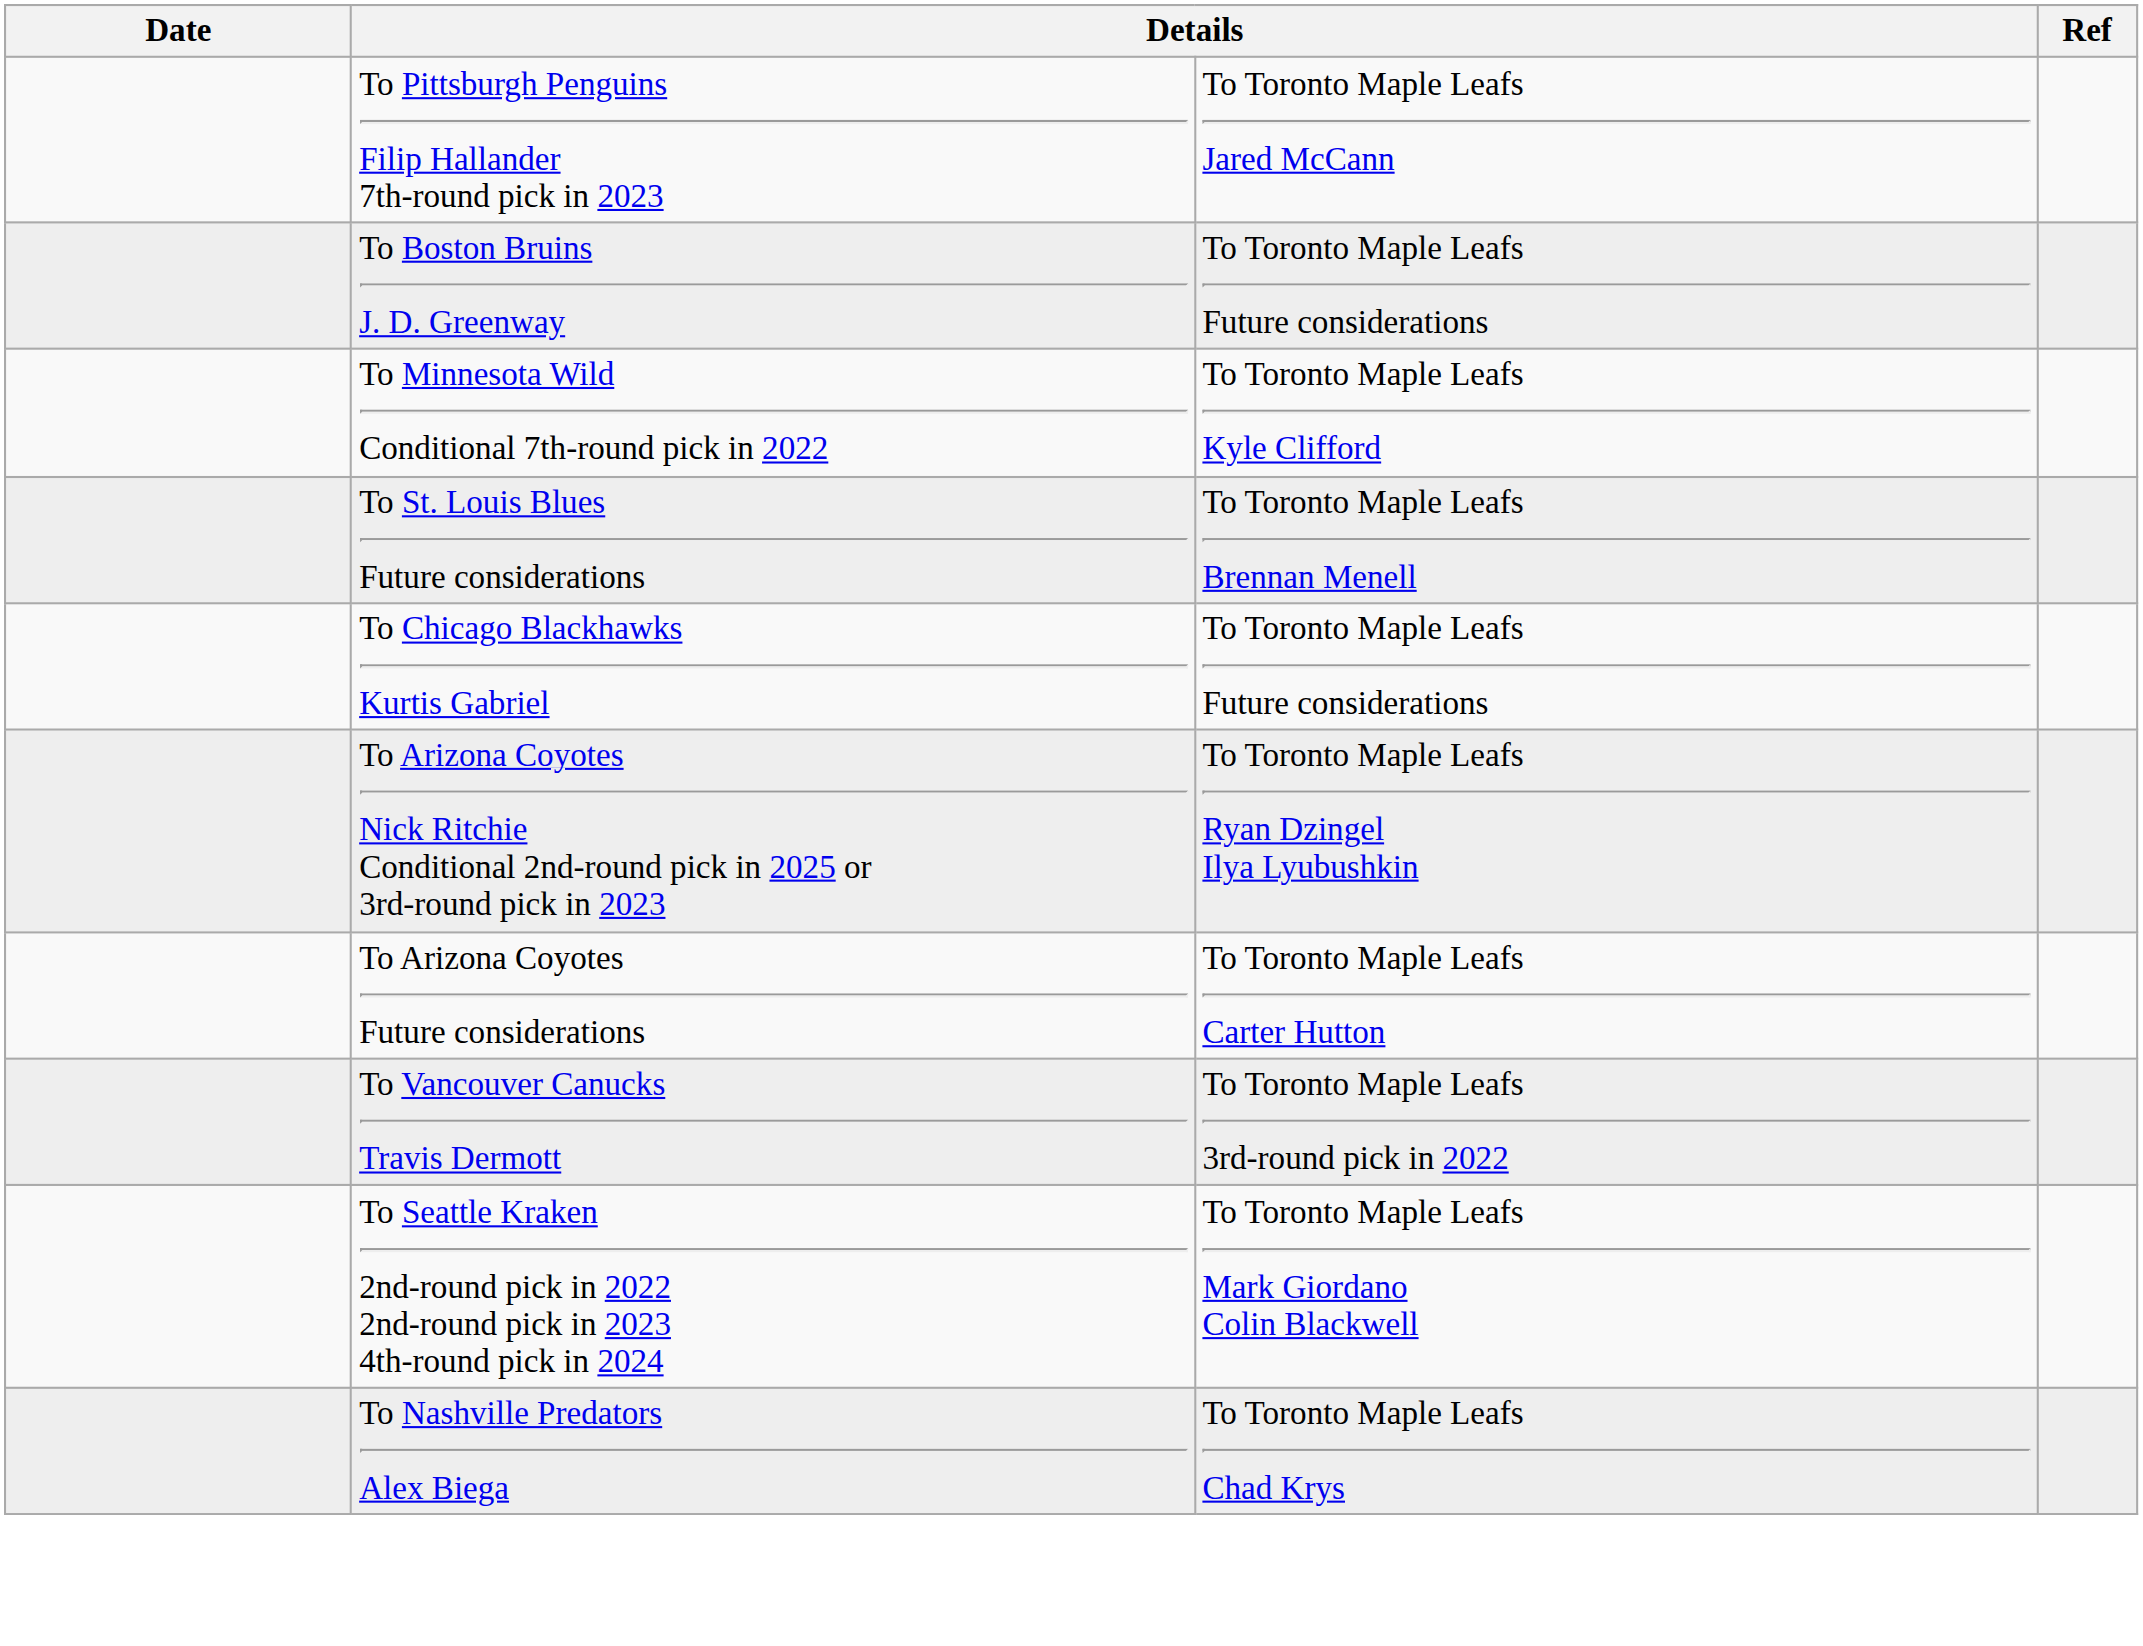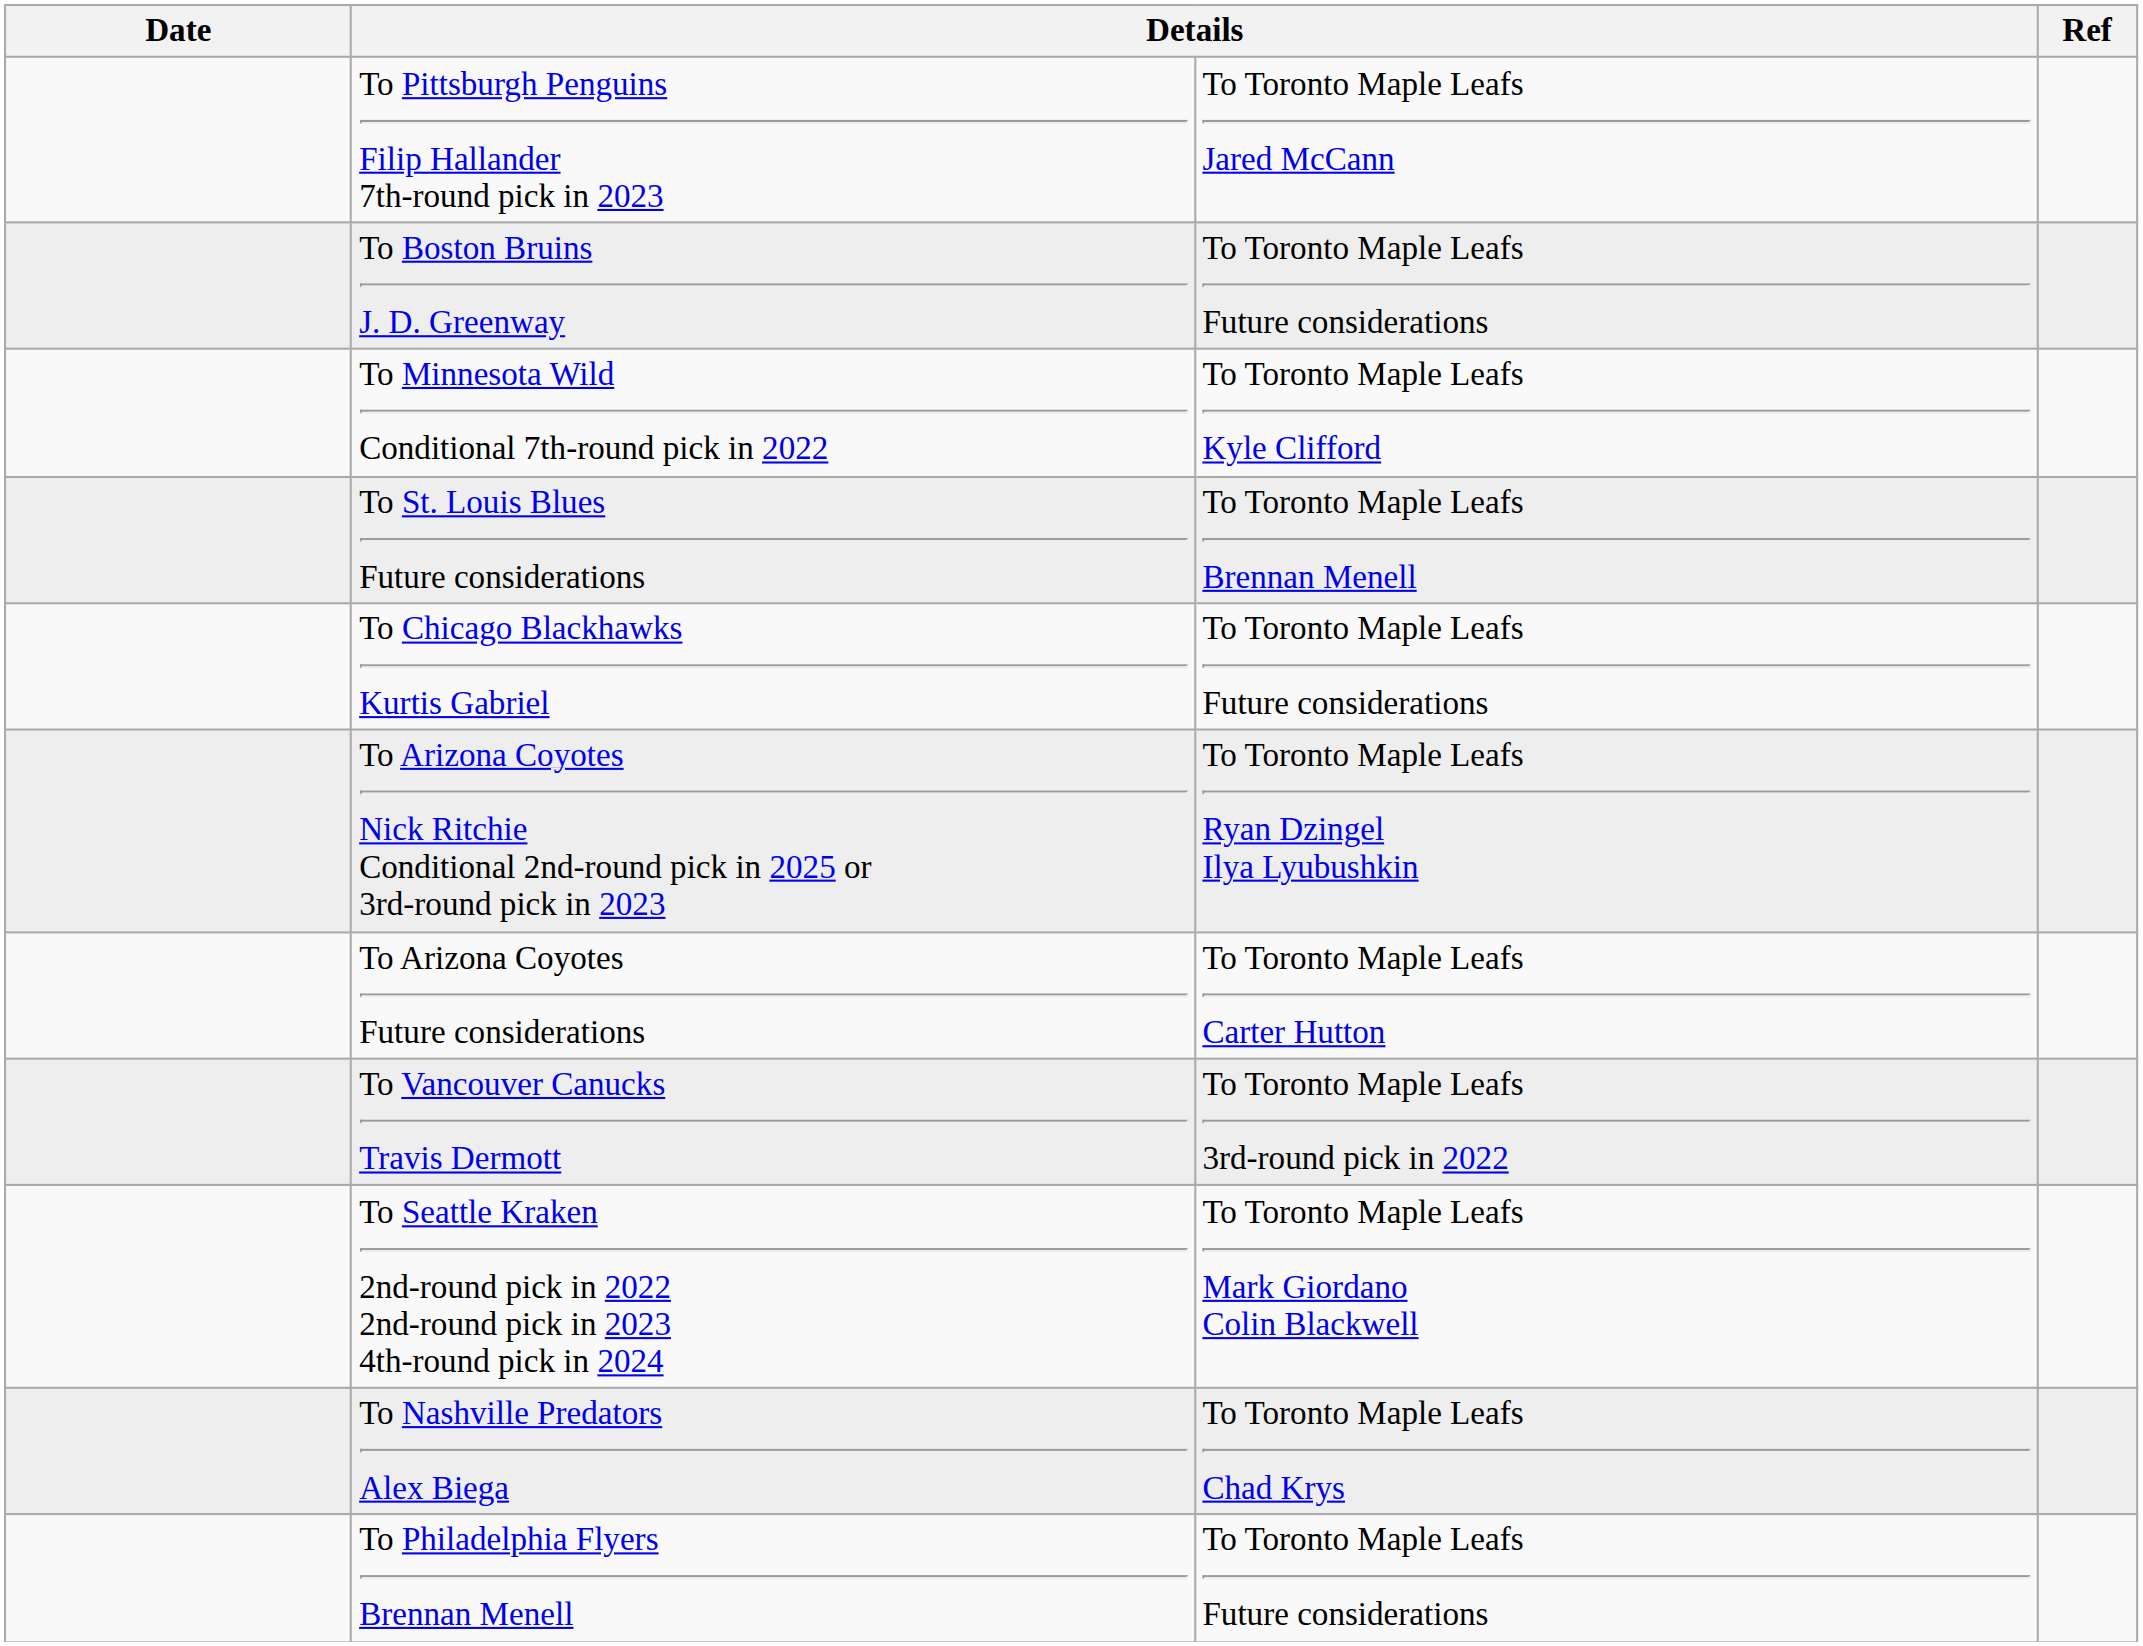+ row: (773, 1577)
